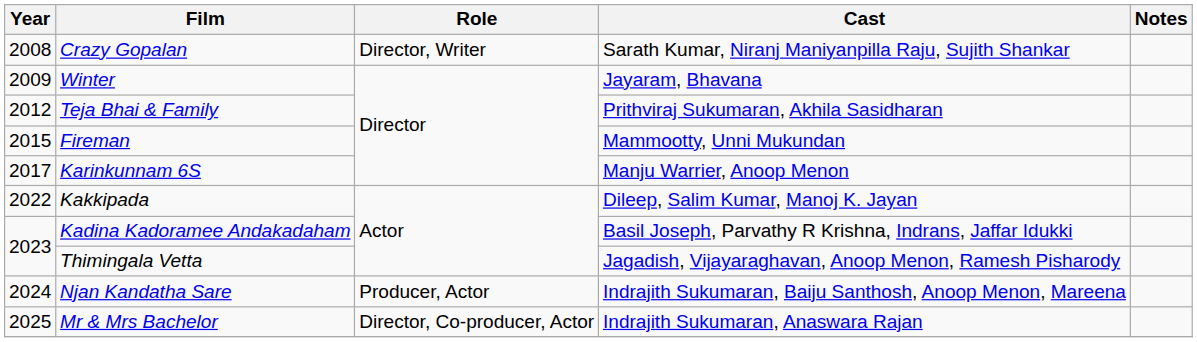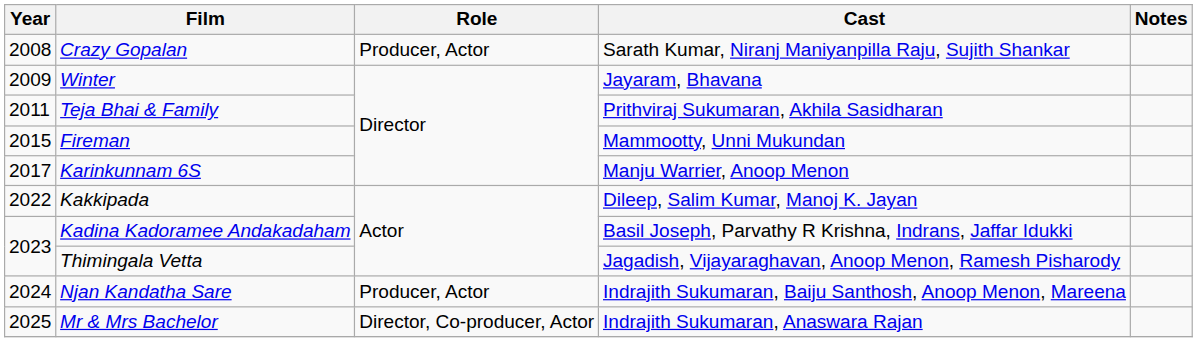(423, 49) Director, Writer -> (424, 49) Producer, Actor
(30, 110) 2012 -> (29, 110) 2011
